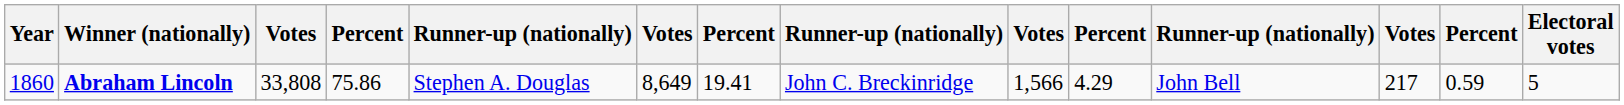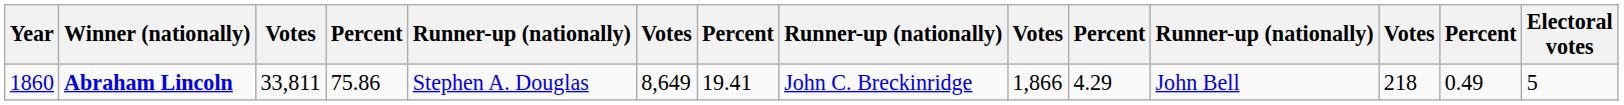(291, 81) 33,808 -> (291, 81) 33,811
(1038, 81) 1,566 -> (1037, 81) 1,866
(1401, 81) 217 -> (1400, 81) 218
(1465, 81) 0.59 -> (1464, 81) 0.49
